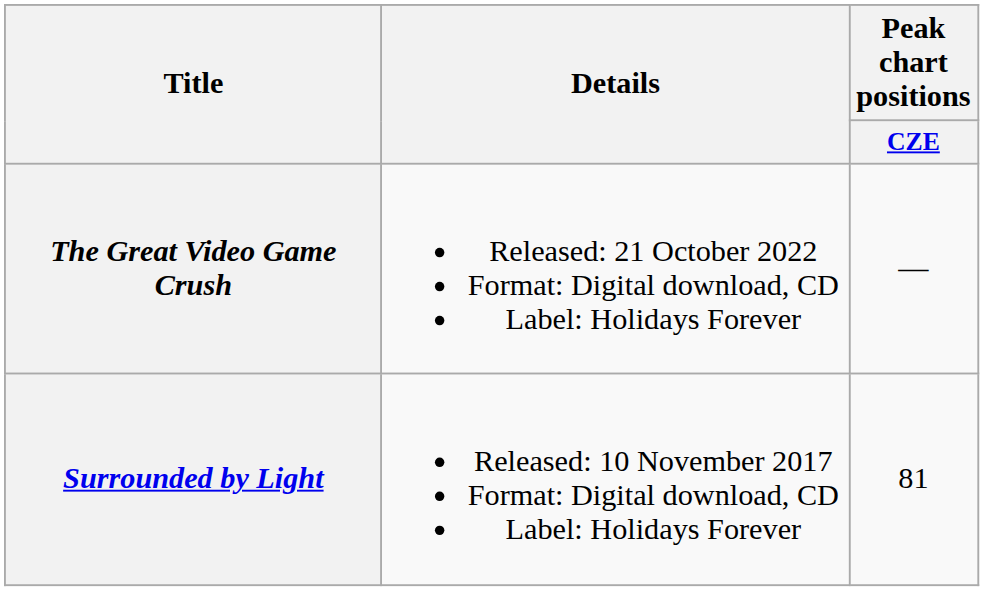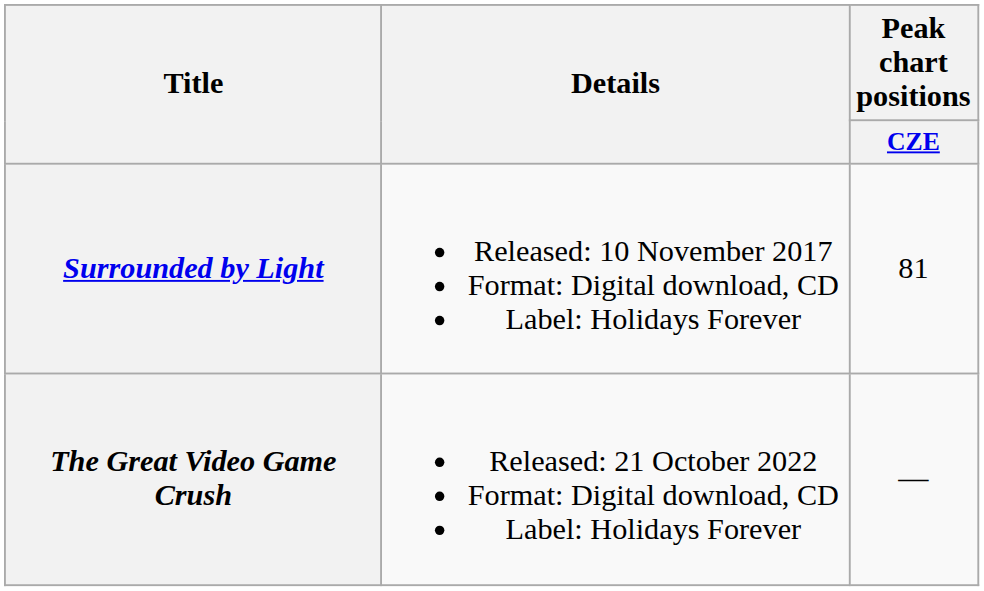rows swapped: (193, 478) <-> (193, 268)
